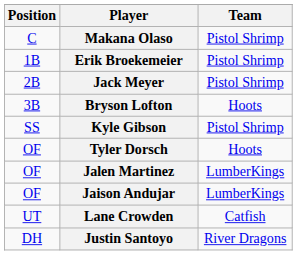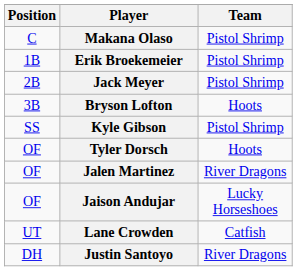(245, 171) LumberKings -> (245, 171) River Dragons
(245, 194) LumberKings -> (245, 202) Lucky Horseshoes
